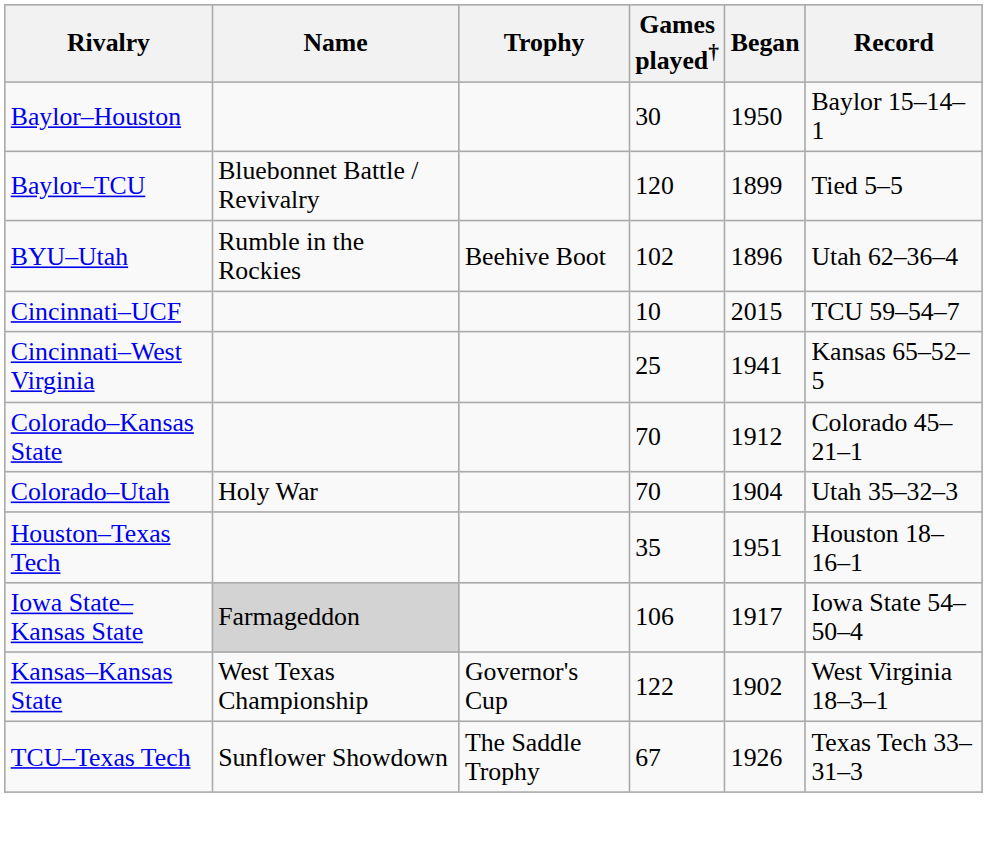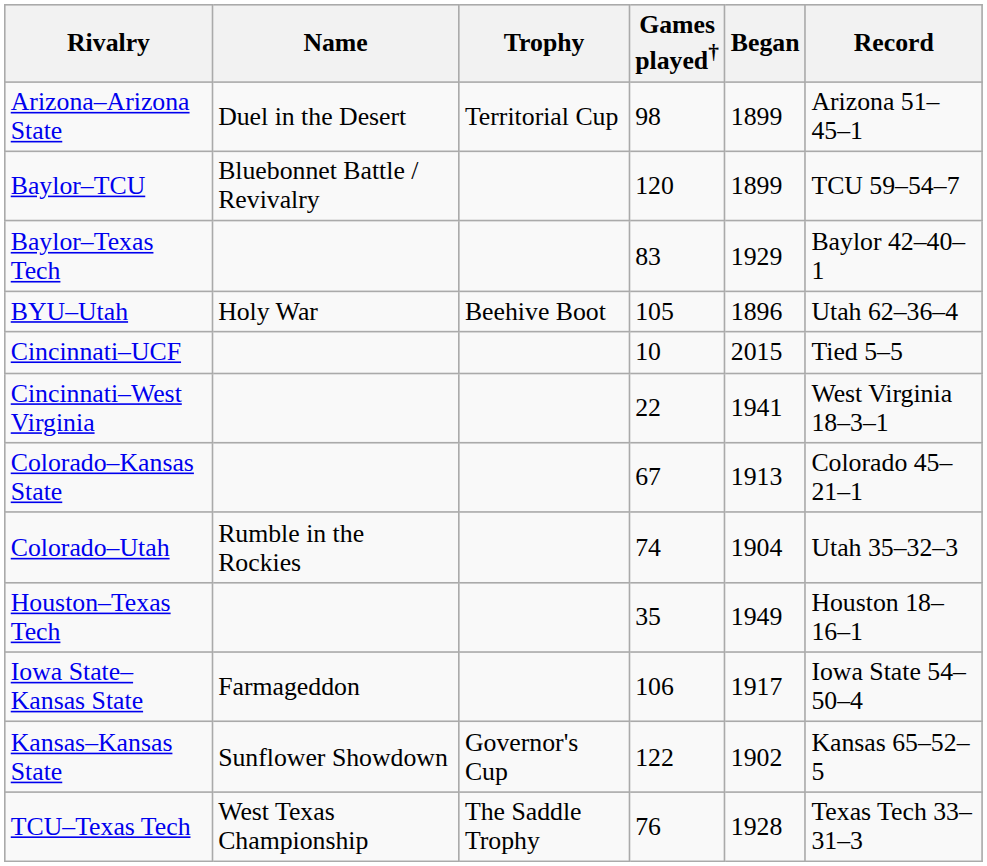+ row: (100, 116)
- row: (96, 116)
(857, 186) Tied 5–5 -> (885, 186) TCU 59–54–7
+ row: (82, 255)
(291, 255) Rumble in the Rockies -> (268, 311) Holy War
(655, 255) 102 -> (655, 311) 105
(885, 311) TCU 59–54–7 -> (857, 352) Tied 5–5
(648, 366) 25 -> (648, 407) 22
(890, 366) Kansas 65–52–5 -> (882, 407) West Virginia 18–3–1
(648, 436) 70 -> (648, 477) 67
(757, 436) 1912 -> (757, 477) 1913
(268, 491) Holy War -> (291, 547) Rumble in the Rockies
(648, 491) 70 -> (648, 547) 74
(757, 547) 1951 -> (757, 616) 1949
(289, 616) lightgrey background -> (289, 686) no background
(293, 686) West Texas Championship -> (333, 756) Sunflower Showdown
(882, 686) West Virginia 18–3–1 -> (890, 756) Kansas 65–52–5
(333, 756) Sunflower Showdown -> (293, 826) West Texas Championship
(648, 756) 67 -> (648, 826) 76
(757, 756) 1926 -> (757, 826) 1928
